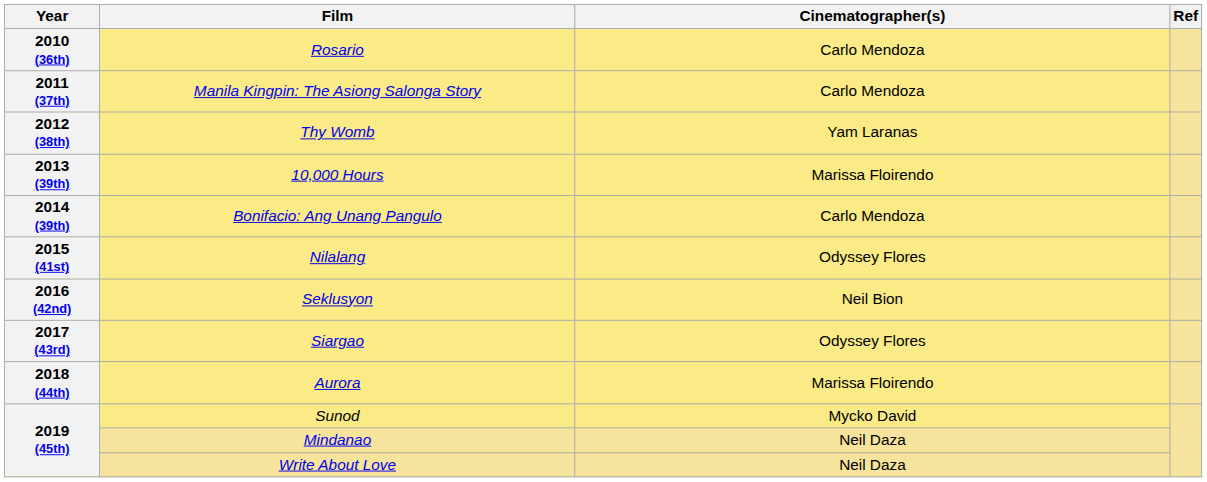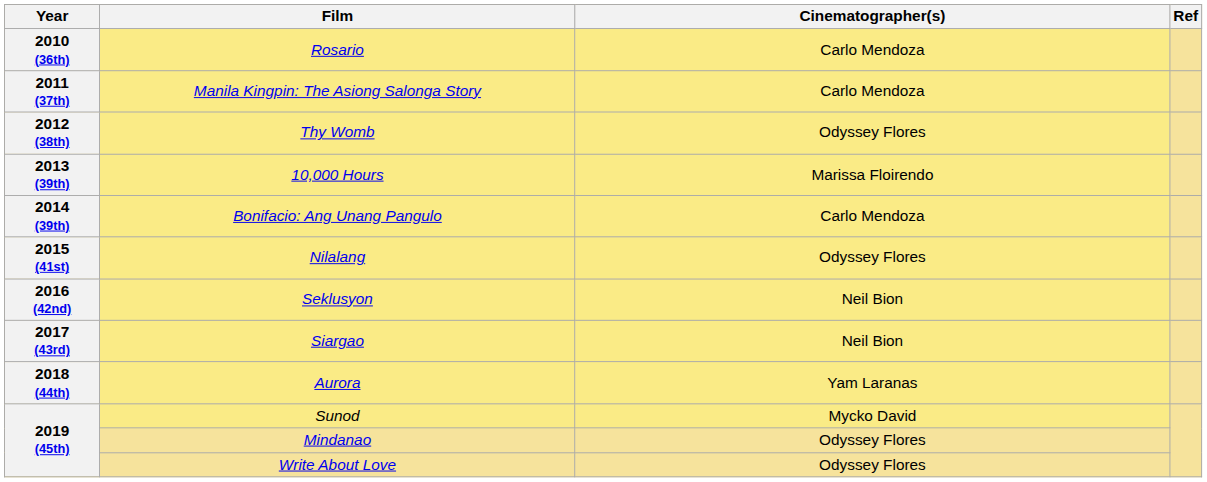(872, 132) Yam Laranas -> (872, 132) Odyssey Flores
(872, 341) Odyssey Flores -> (872, 341) Neil Bion
(872, 382) Marissa Floirendo -> (872, 382) Yam Laranas
(872, 440) Neil Daza -> (872, 440) Odyssey Flores
(872, 464) Neil Daza -> (872, 464) Odyssey Flores
